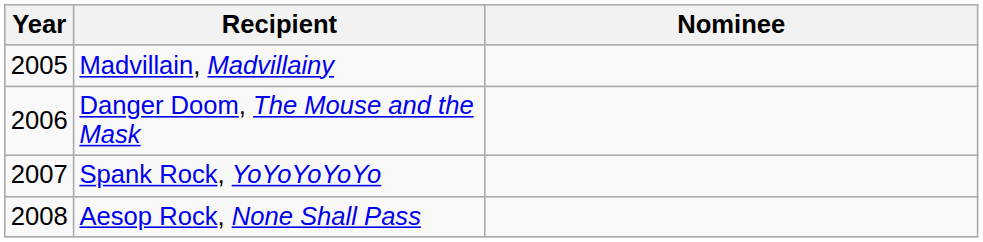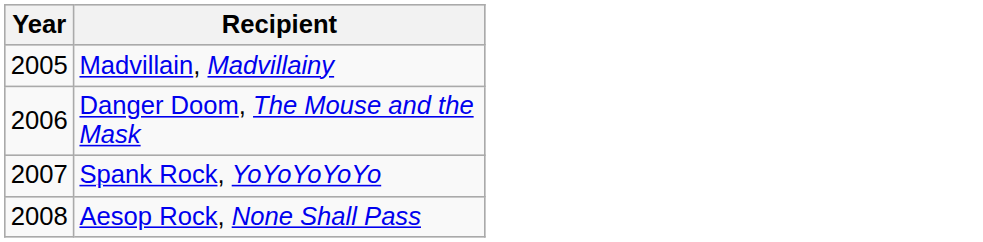- column: (731, 24)
